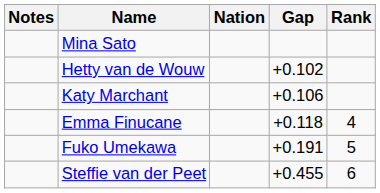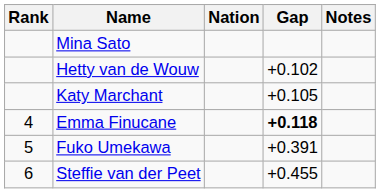columns swapped: (351, 17) <-> (31, 17)
(298, 95) +0.106 -> (293, 95) +0.105
(298, 122) normal -> (293, 122) bold
(298, 148) +0.191 -> (293, 148) +0.391
